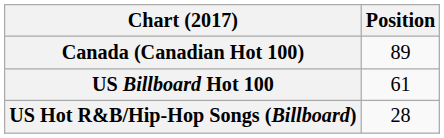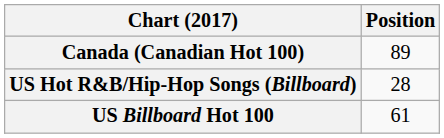rows swapped: (183, 84) <-> (183, 116)
